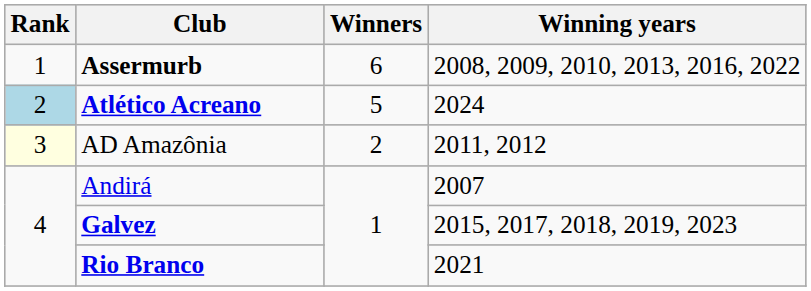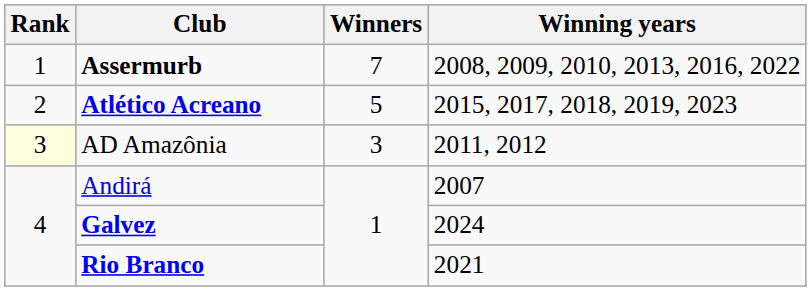(376, 64) 6 -> (376, 64) 7
(40, 104) lightblue background -> (40, 104) no background
(459, 104) 2024 -> (586, 104) 2015, 2017, 2018, 2019, 2023
(376, 144) 2 -> (376, 144) 3
(586, 225) 2015, 2017, 2018, 2019, 2023 -> (459, 225) 2024
